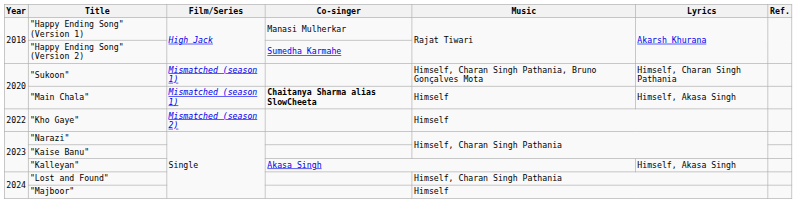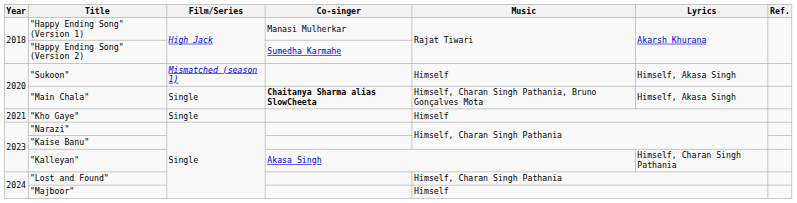(505, 75) Himself, Charan Singh Pathania, Bruno Gonçalves Mota -> (431, 75) Himself
(689, 75) Himself, Charan Singh Pathania -> (687, 75) Himself, Akasa Singh
(213, 97) Mismatched (season 1) -> (183, 97) Single
(431, 97) Himself -> (505, 97) Himself, Charan Singh Pathania, Bruno Gonçalves Mota
(16, 120) 2022 -> (16, 116) 2021
(213, 120) Mismatched (season 2) -> (183, 116) Single
(687, 165) Himself, Akasa Singh -> (689, 160) Himself, Charan Singh Pathania
